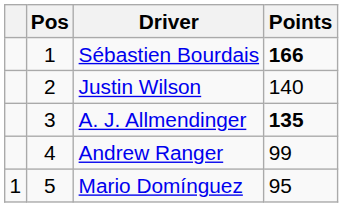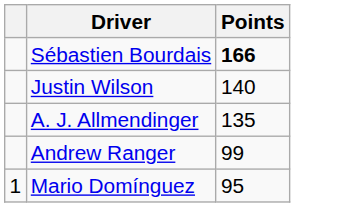- column: (50, 21)
(286, 120) bold -> (238, 120) normal
